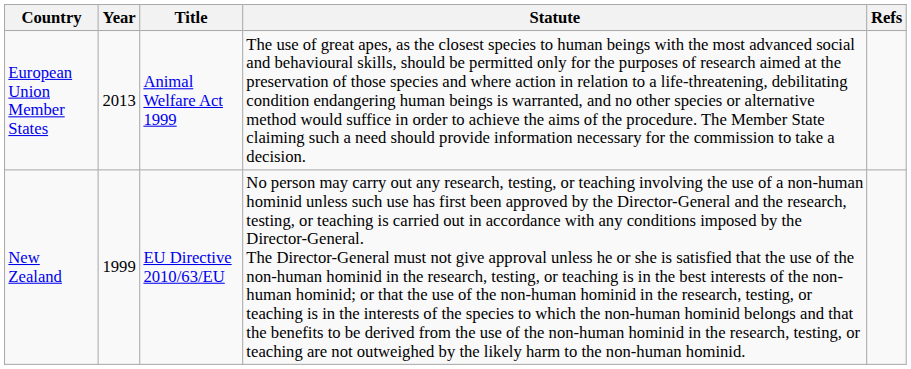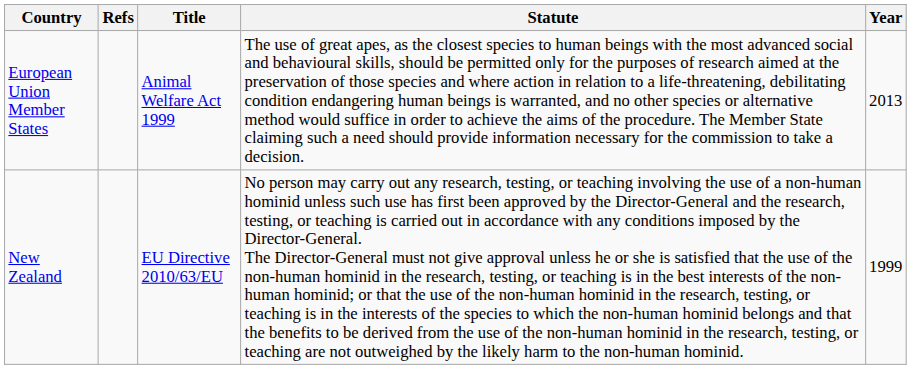columns swapped: (119, 17) <-> (887, 17)
